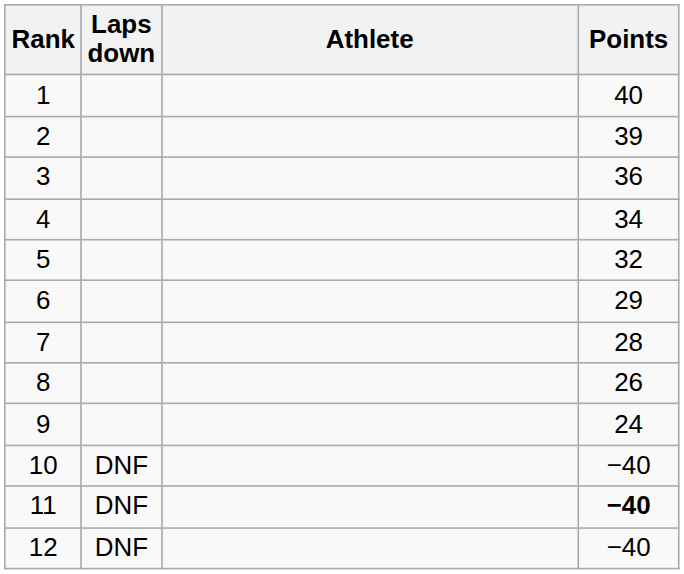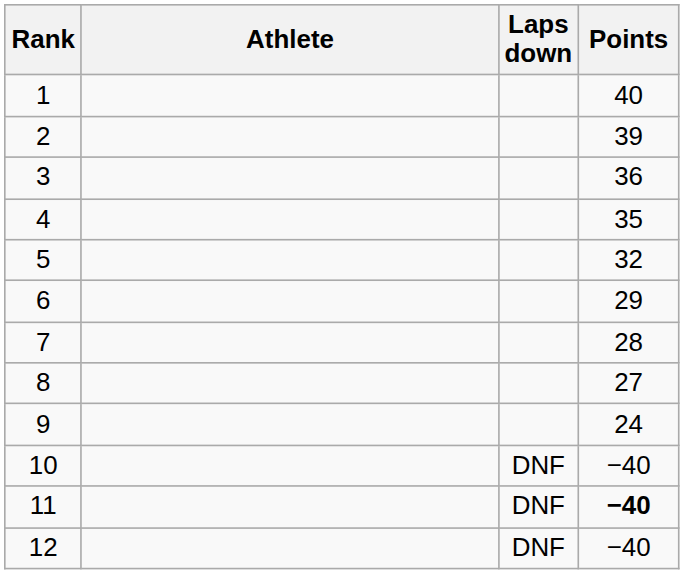columns swapped: (370, 39) <-> (121, 39)
(629, 218) 34 -> (629, 218) 35
(629, 383) 26 -> (629, 383) 27
